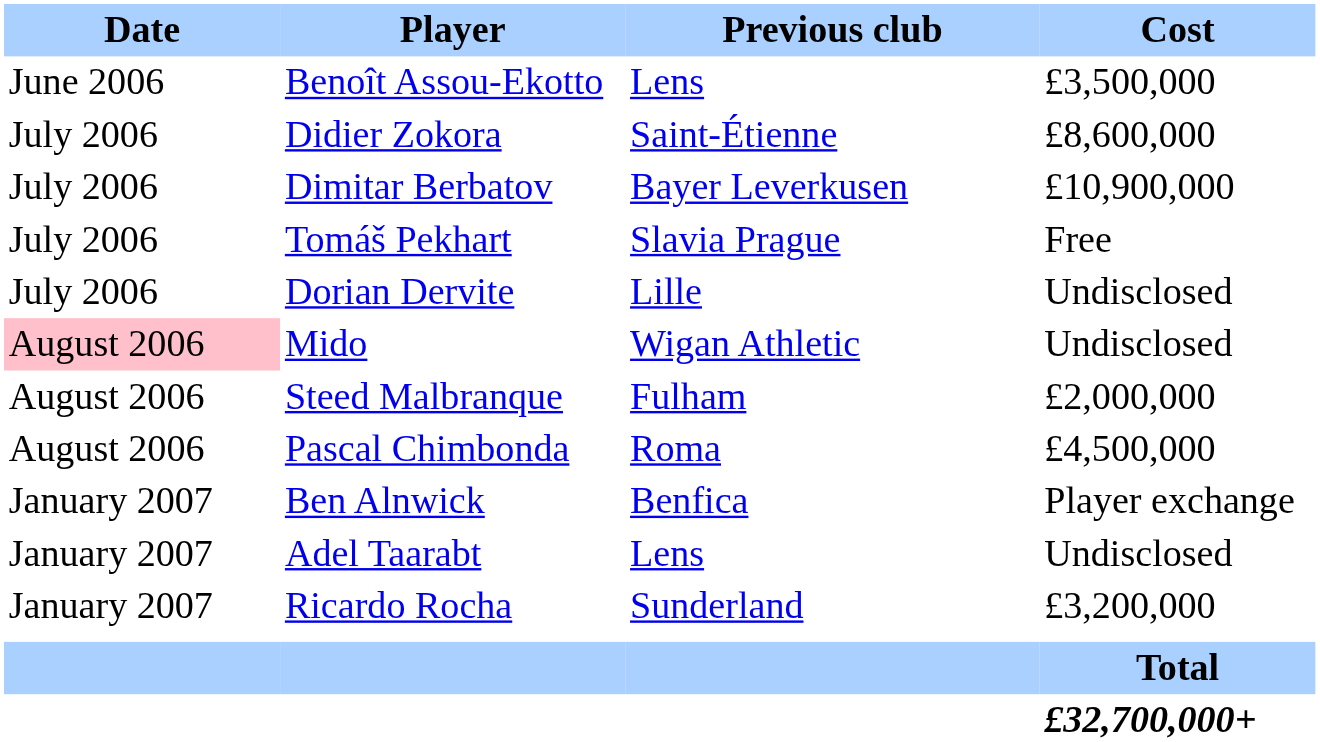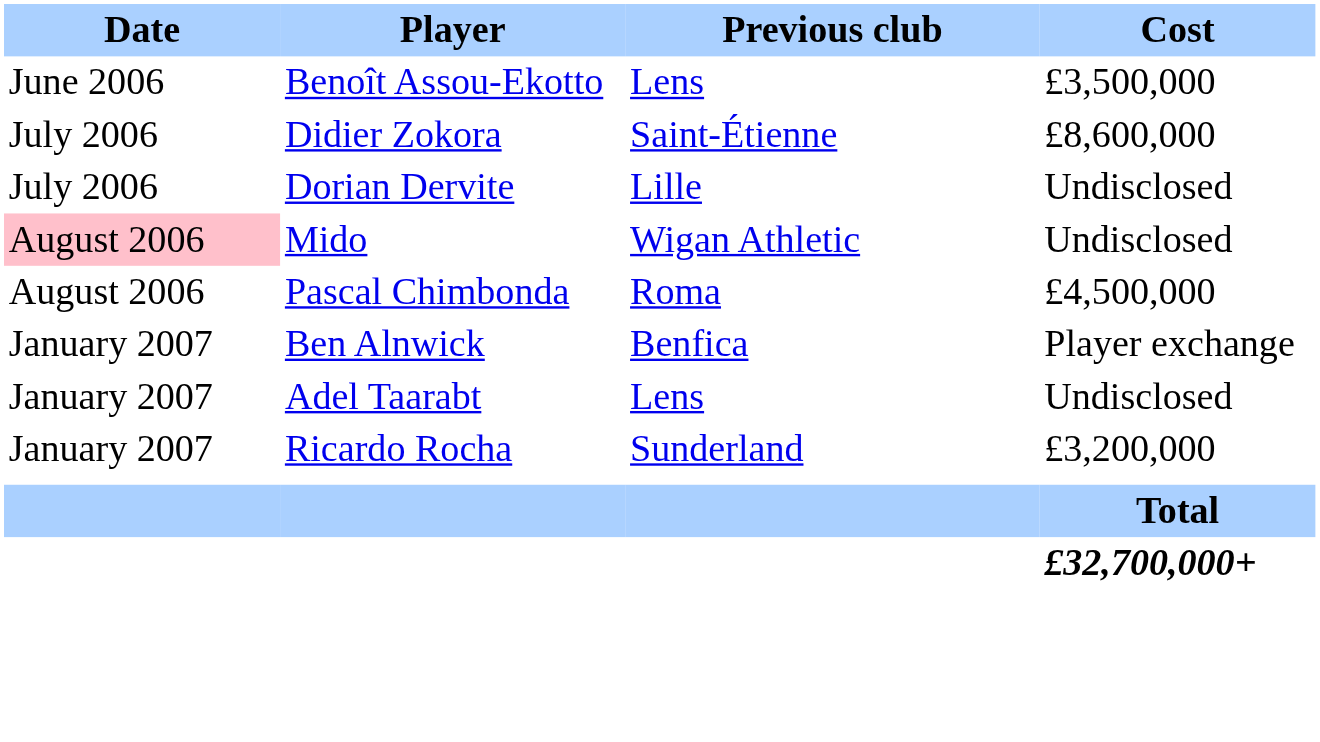- row: (419, 186)
- row: (398, 238)
- row: (424, 396)
